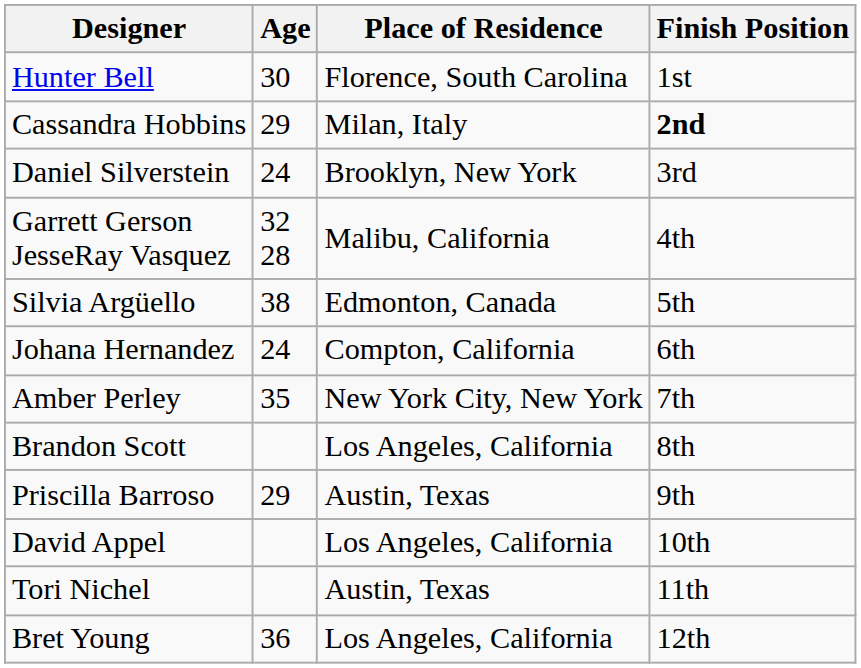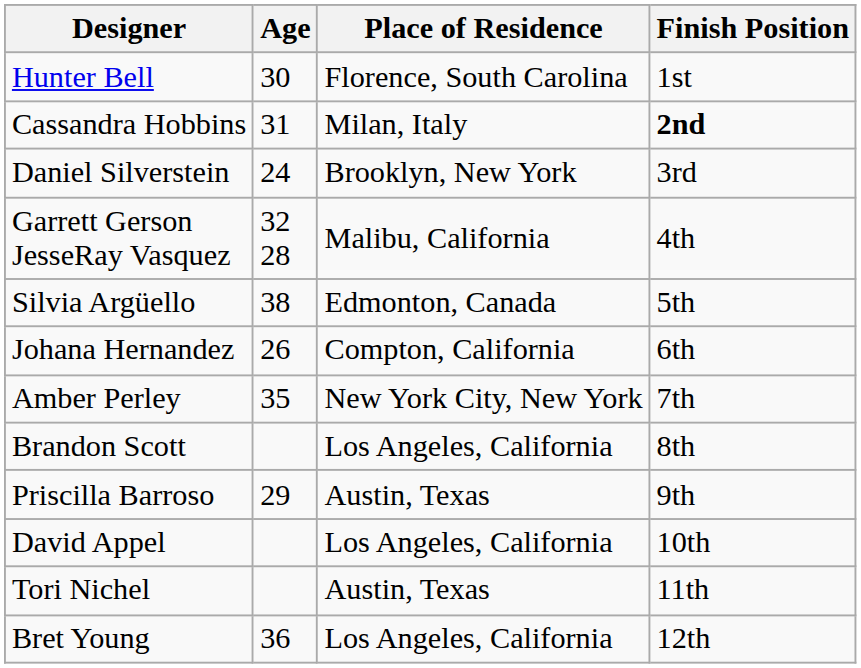(275, 124) 29 -> (275, 124) 31
(275, 350) 24 -> (275, 350) 26
